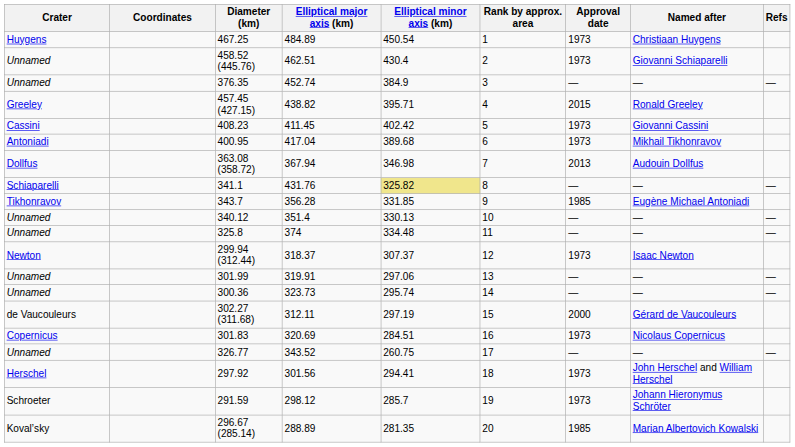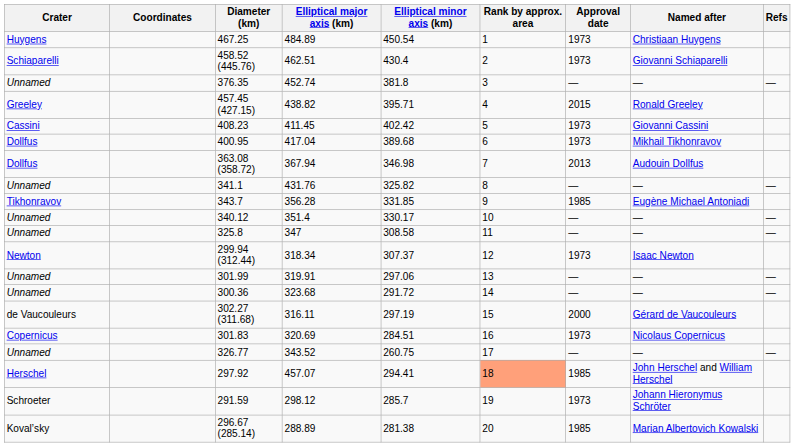(28, 61) Unnamed -> (33, 61) Schiaparelli
(396, 83) 384.9 -> (396, 83) 381.8
(28, 142) Antoniadi -> (22, 142) Dollfus
(33, 185) Schiaparelli -> (28, 185) Unnamed
(399, 185) khaki background -> (399, 185) no background
(399, 217) 330.13 -> (399, 217) 330.17
(293, 233) 374 -> (293, 233) 347
(399, 233) 334.48 -> (399, 233) 308.58
(300, 255) 318.37 -> (300, 255) 318.34
(300, 293) 323.73 -> (300, 293) 323.68
(399, 293) 295.74 -> (399, 293) 291.72
(300, 314) 312.11 -> (300, 314) 316.11
(300, 373) 301.56 -> (300, 373) 457.07
(488, 373) no background -> (488, 373) lightsalmon background
(579, 373) 1973 -> (579, 373) 1985
(399, 428) 281.35 -> (399, 428) 281.38
